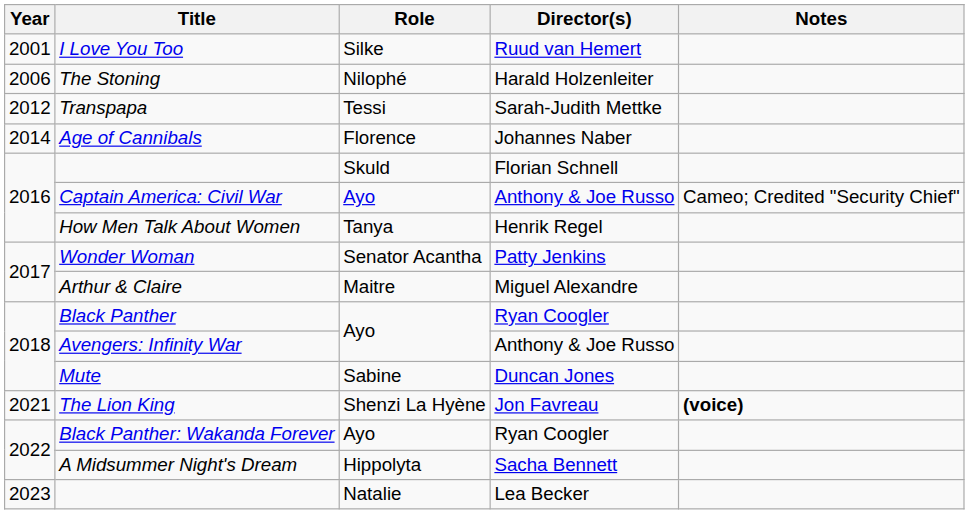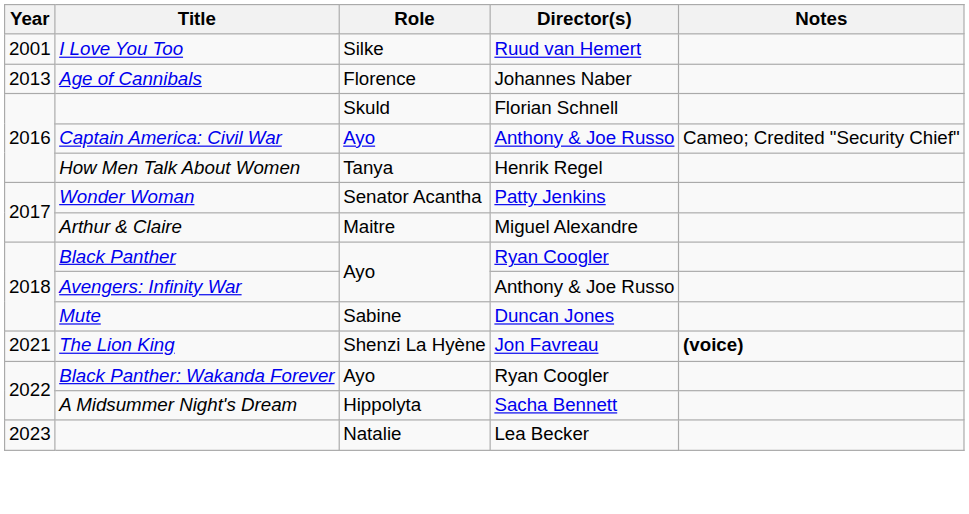- row: (110, 78)
- row: (103, 108)
(30, 138) 2014 -> (30, 78) 2013
